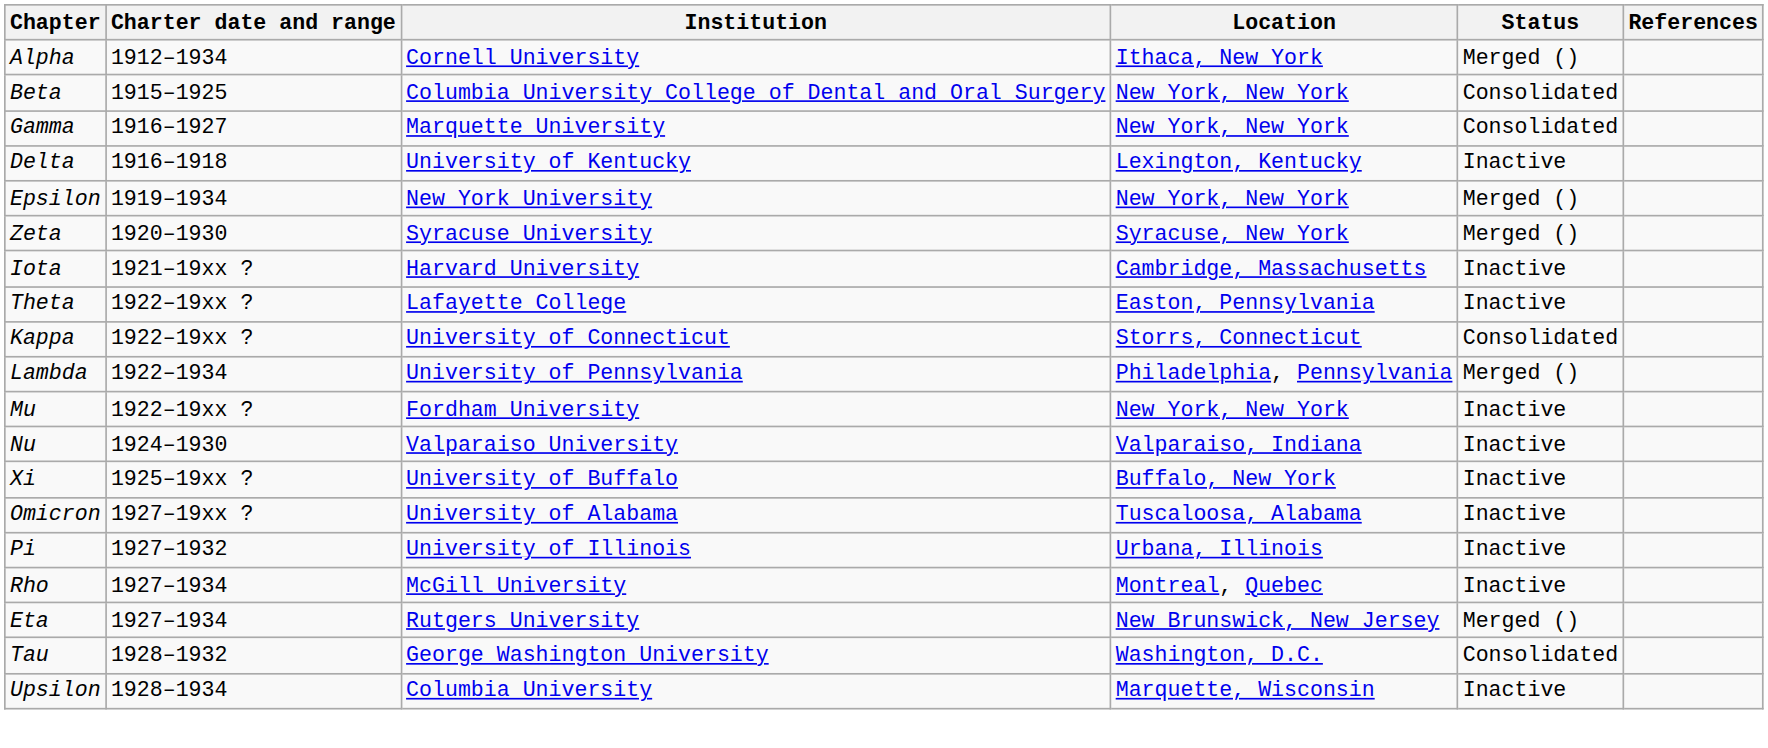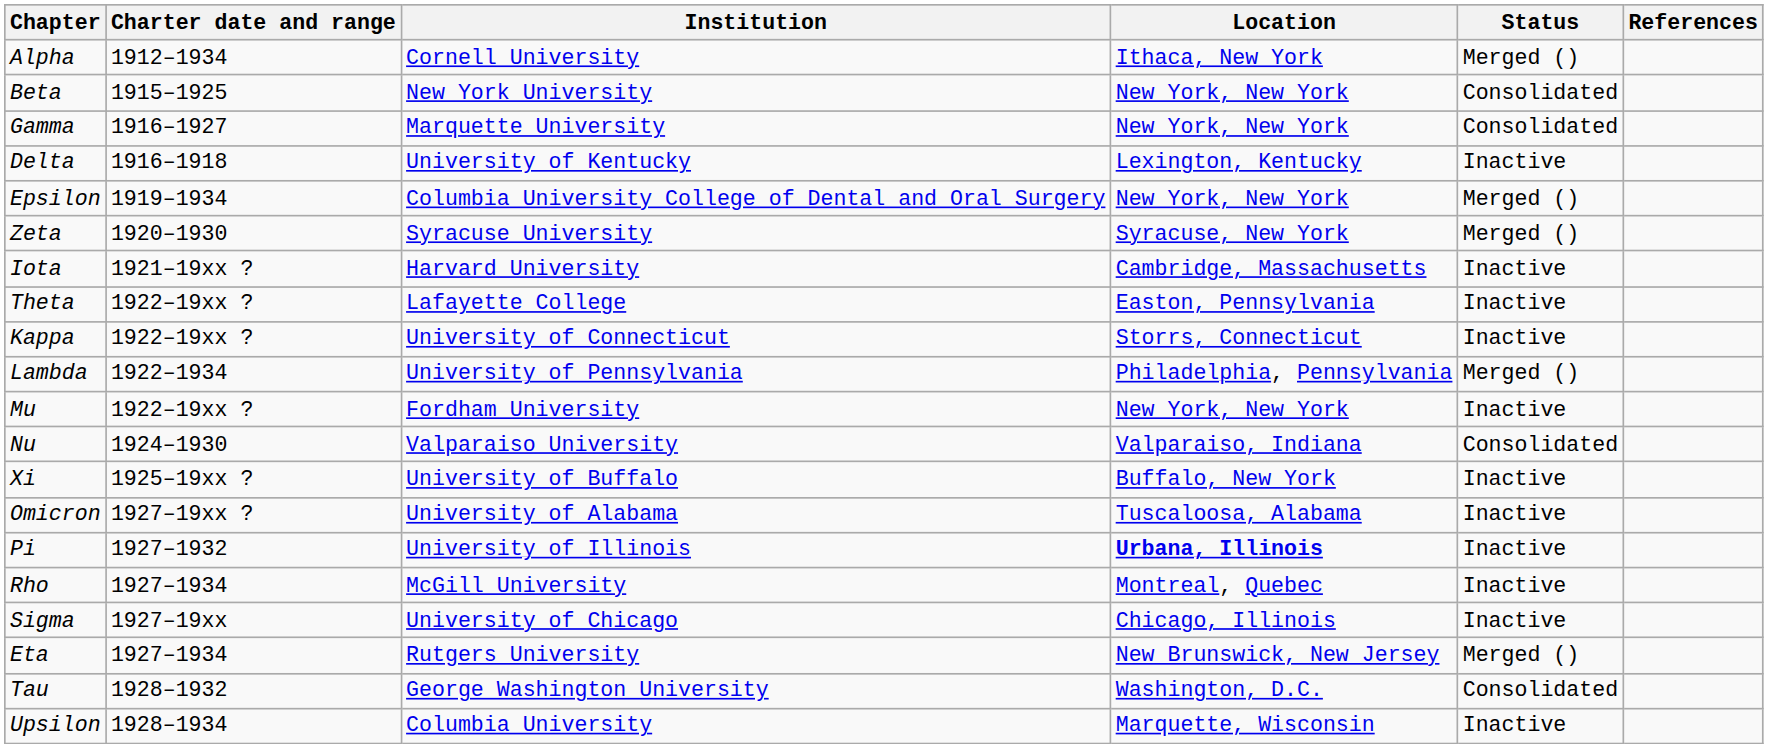(756, 93) Columbia University College of Dental and Oral Surgery -> (529, 93) New York University
(529, 198) New York University -> (756, 198) Columbia University College of Dental and Oral Surgery
(1540, 339) Consolidated -> (1515, 339) Inactive
(1515, 444) Inactive -> (1540, 444) Consolidated
(1219, 550) normal -> (1219, 550) bold
+ row: (42, 620)
